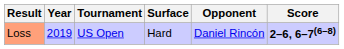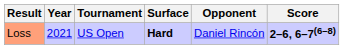(59, 33) 2019 -> (59, 33) 2021
(159, 33) normal -> (160, 33) bold
